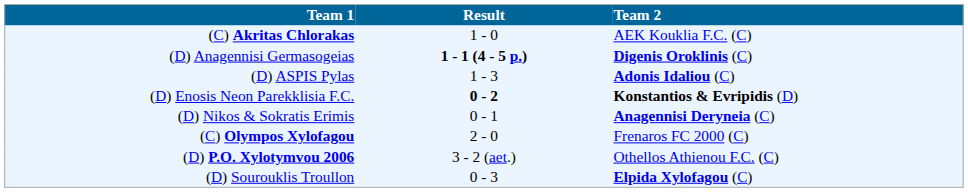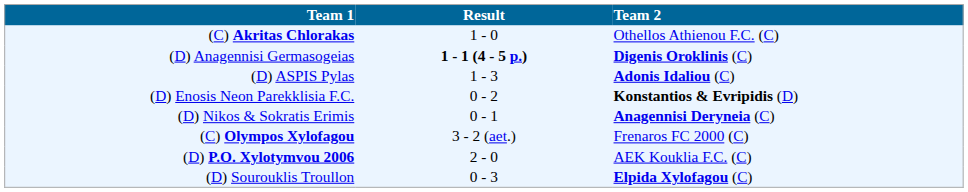(683, 35) AEK Kouklia F.C. (C) -> (696, 35) Othellos Athienou F.C. (C)
(484, 96) bold -> (484, 96) normal
(484, 136) 2 - 0 -> (484, 136) 3 - 2 (aet.)
(484, 156) 3 - 2 (aet.) -> (484, 156) 2 - 0
(696, 156) Othellos Athienou F.C. (C) -> (683, 156) AEK Kouklia F.C. (C)
